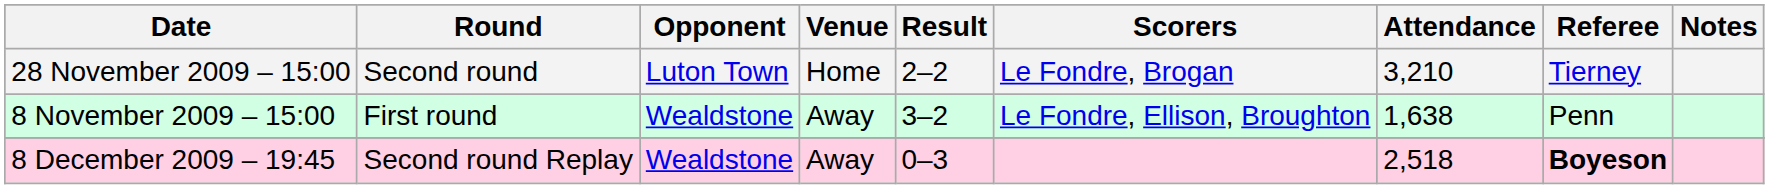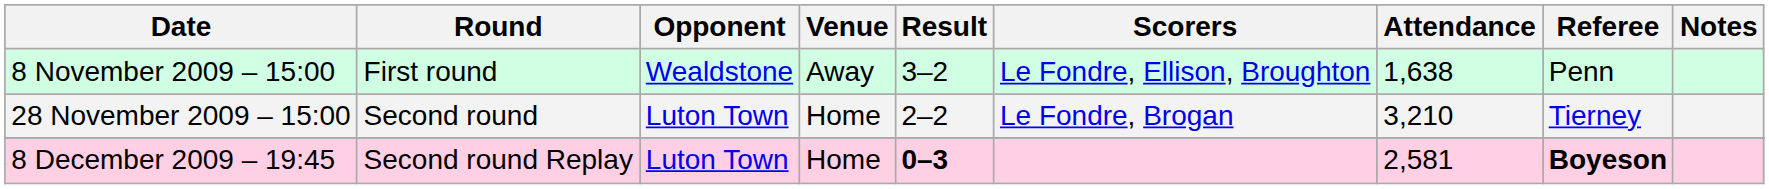rows swapped: (173, 115) <-> (181, 71)
(719, 159) Wealdstone -> (717, 159) Luton Town
(840, 159) Away -> (843, 159) Home
(925, 159) normal -> (925, 159) bold
(1418, 159) 2,518 -> (1418, 159) 2,581
